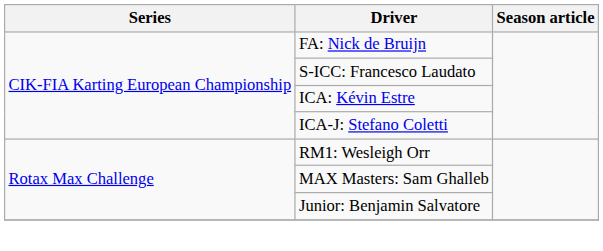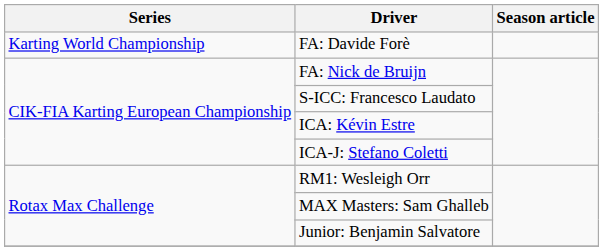+ row: (354, 44)
